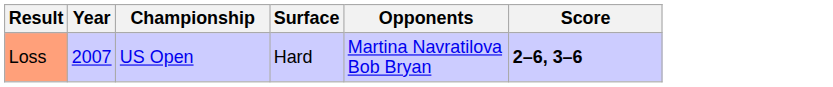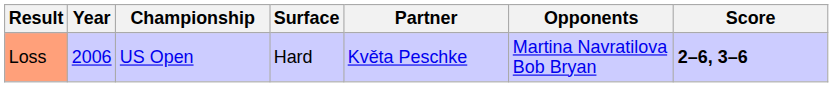+ column: (426, 18)
(92, 57) 2007 -> (92, 57) 2006
